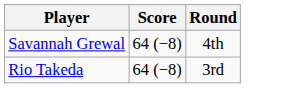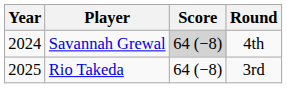+ column: (25, 17)
(157, 43) no background -> (198, 43) lightgrey background
